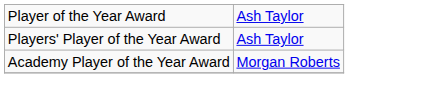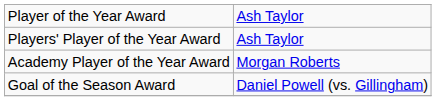+ row: (92, 85)
